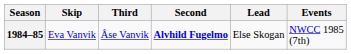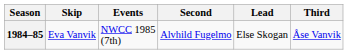columns swapped: (125, 12) <-> (316, 12)
(191, 35) bold -> (196, 35) normal
